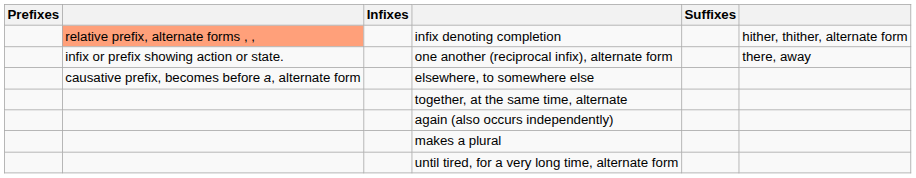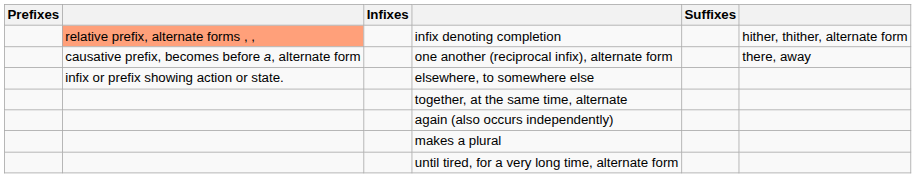(175, 57) infix or prefix showing action or state. -> (213, 57) causative prefix, becomes before a, alternate form
(213, 78) causative prefix, becomes before a, alternate form -> (175, 78) infix or prefix showing action or state.
